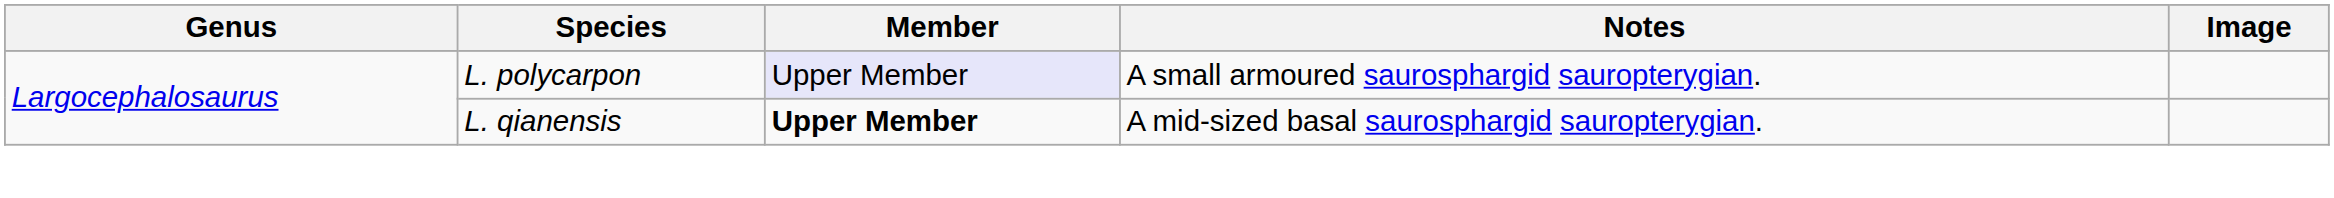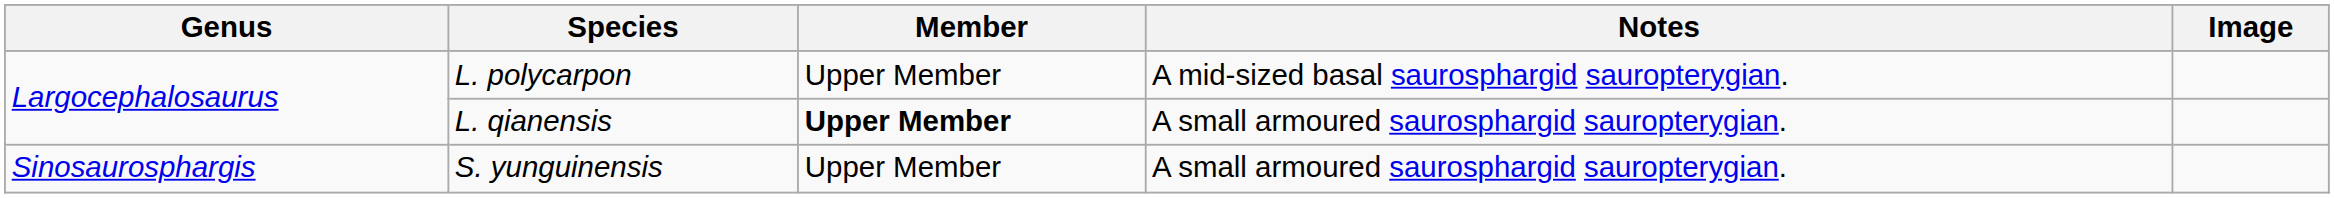(870, 74) lavender background -> (903, 74) no background
(1444, 74) A small armoured saurosphargid sauropterygian. -> (1470, 74) A mid-sized basal saurosphargid sauropterygian.
(1445, 121) A mid-sized basal saurosphargid sauropterygian. -> (1469, 121) A small armoured saurosphargid sauropterygian.
+ row: (559, 167)
